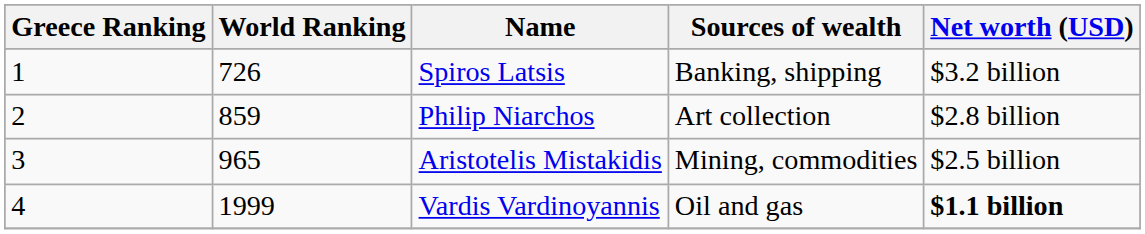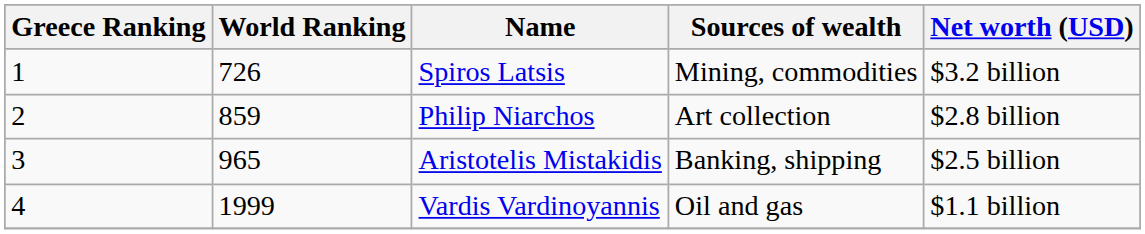(778, 71) Banking, shipping -> (796, 71) Mining, commodities
(796, 160) Mining, commodities -> (778, 160) Banking, shipping
(997, 205) bold -> (995, 205) normal
